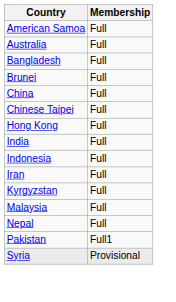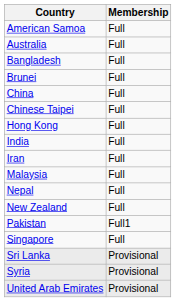- row: (29, 158)
- row: (32, 191)
+ row: (37, 207)
+ row: (30, 239)
+ row: (28, 256)
+ row: (55, 288)
